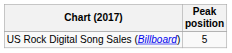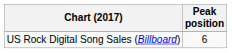(205, 39) 5 -> (205, 39) 6
